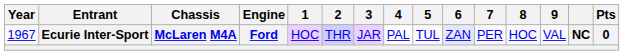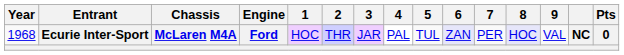(21, 35) 1967 -> (21, 35) 1968
(523, 35) no background -> (523, 35) lavender background
